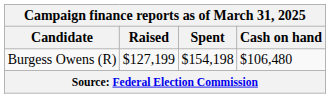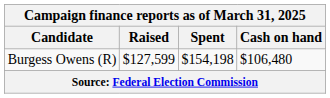(149, 59) $127,199 -> (149, 59) $127,599
